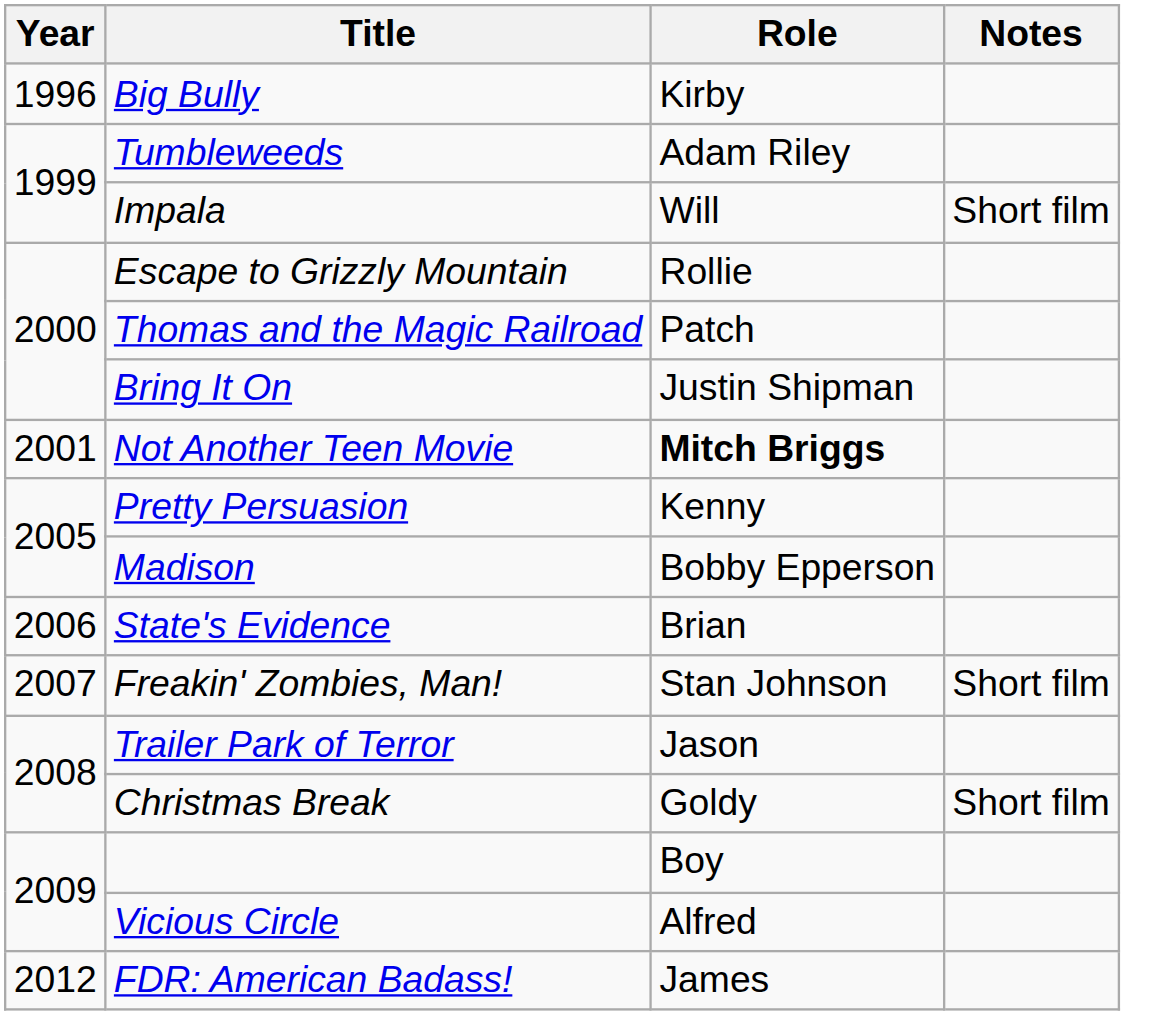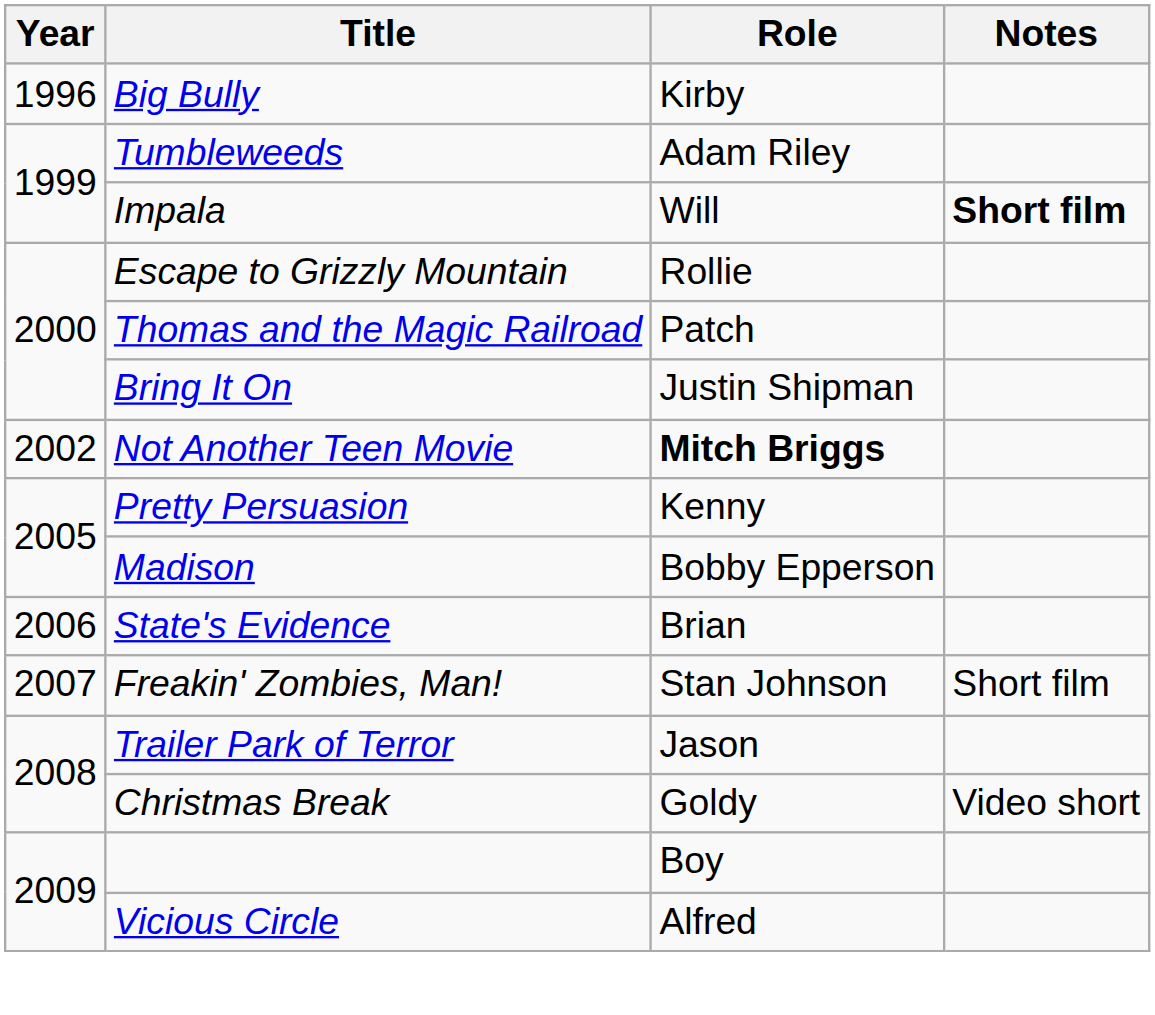(1031, 211) normal -> (1039, 211) bold
(55, 447) 2001 -> (55, 447) 2002
(1031, 802) Short film -> (1046, 802) Video short
- row: (313, 980)
